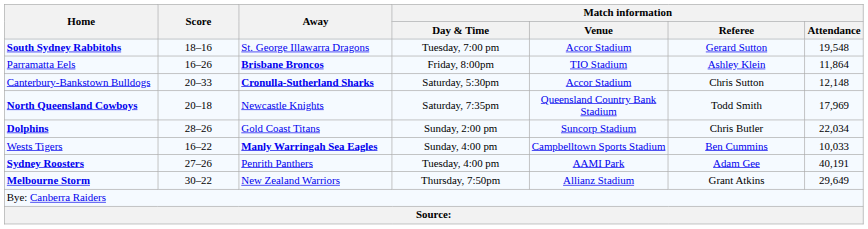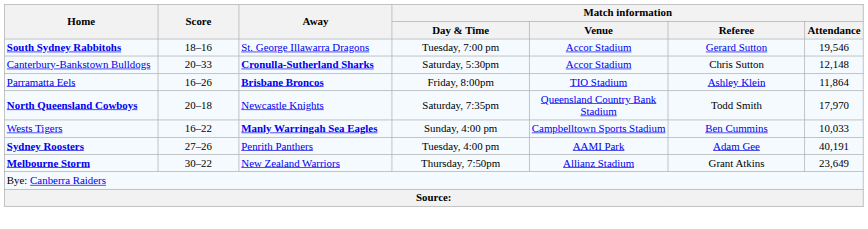(834, 47) 19,548 -> (834, 47) 19,546
rows swapped: (41, 64) <-> (79, 82)
(834, 105) 17,969 -> (834, 105) 17,970
- row: (28, 128)
(834, 180) 29,649 -> (834, 163) 23,649
